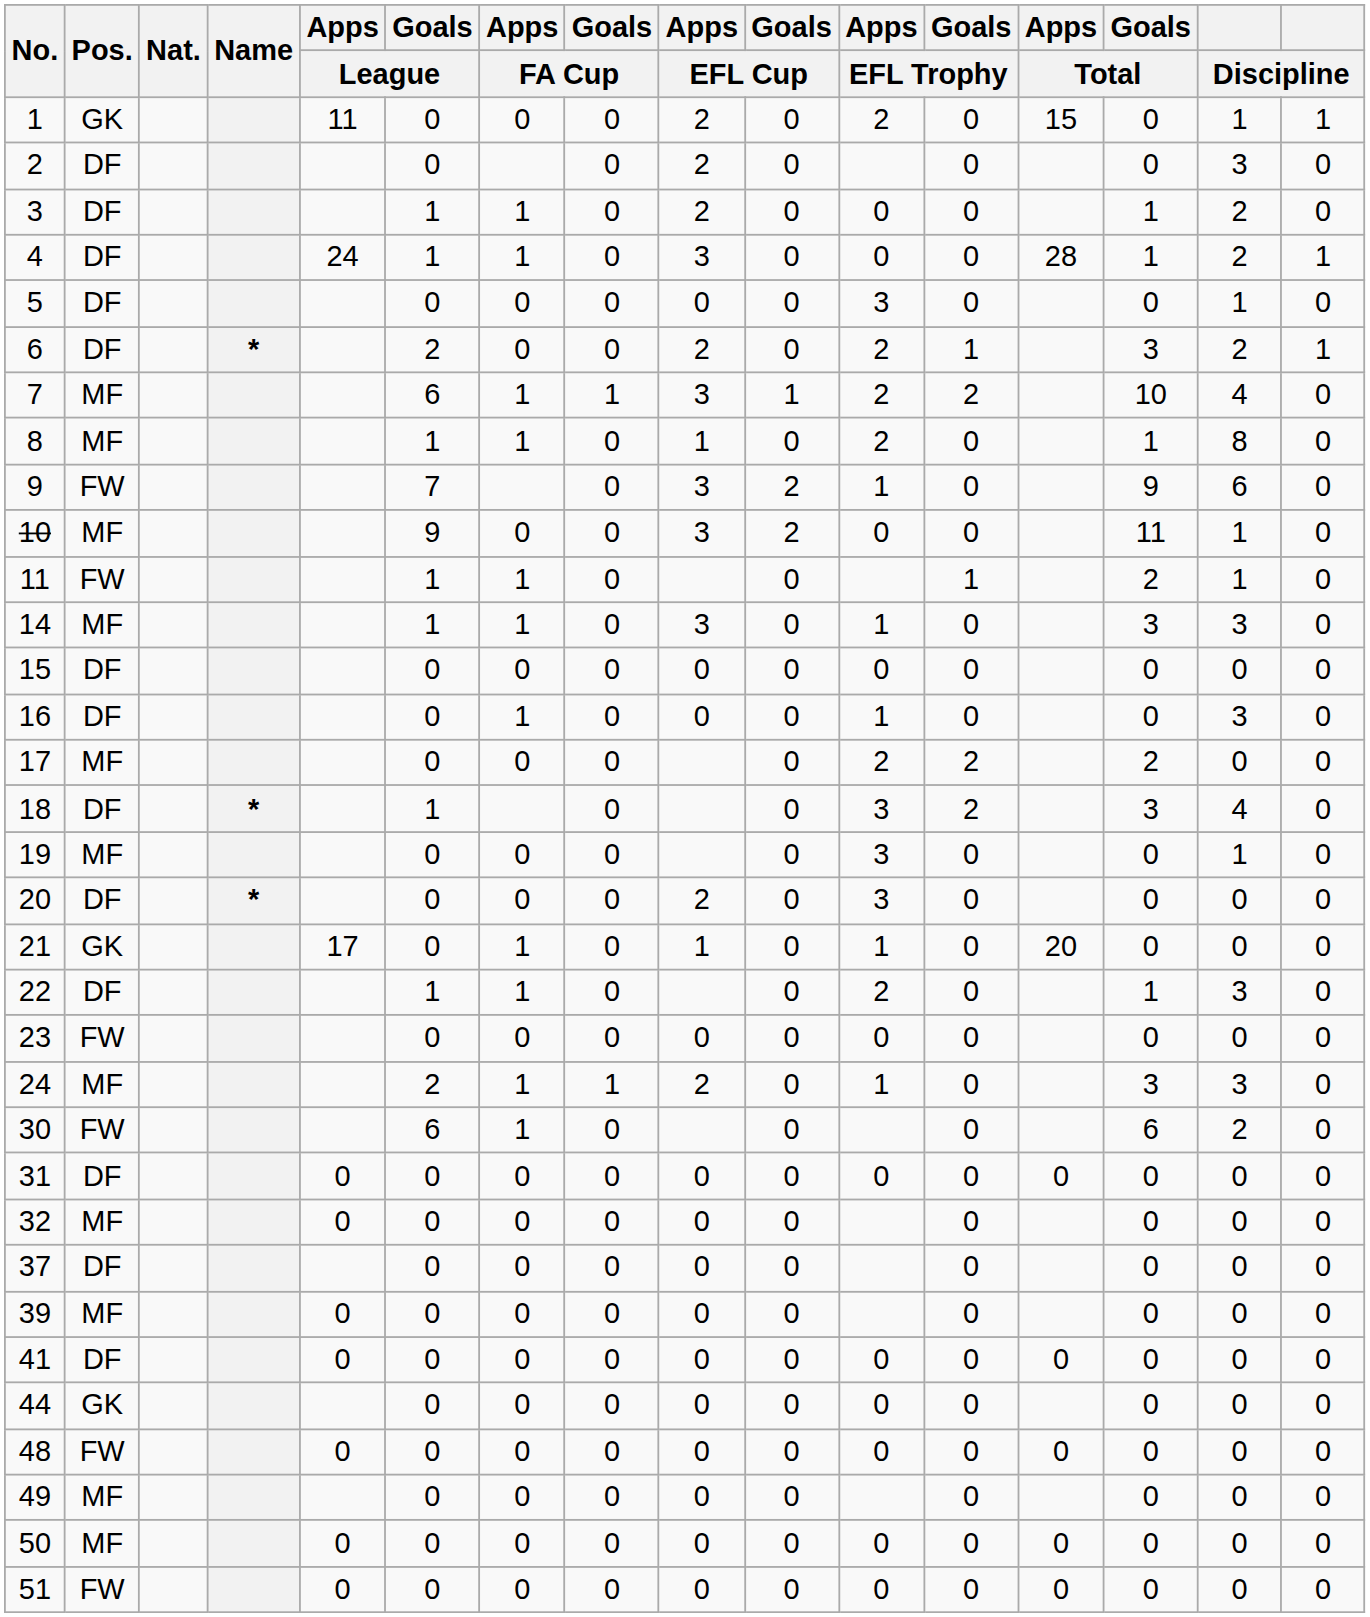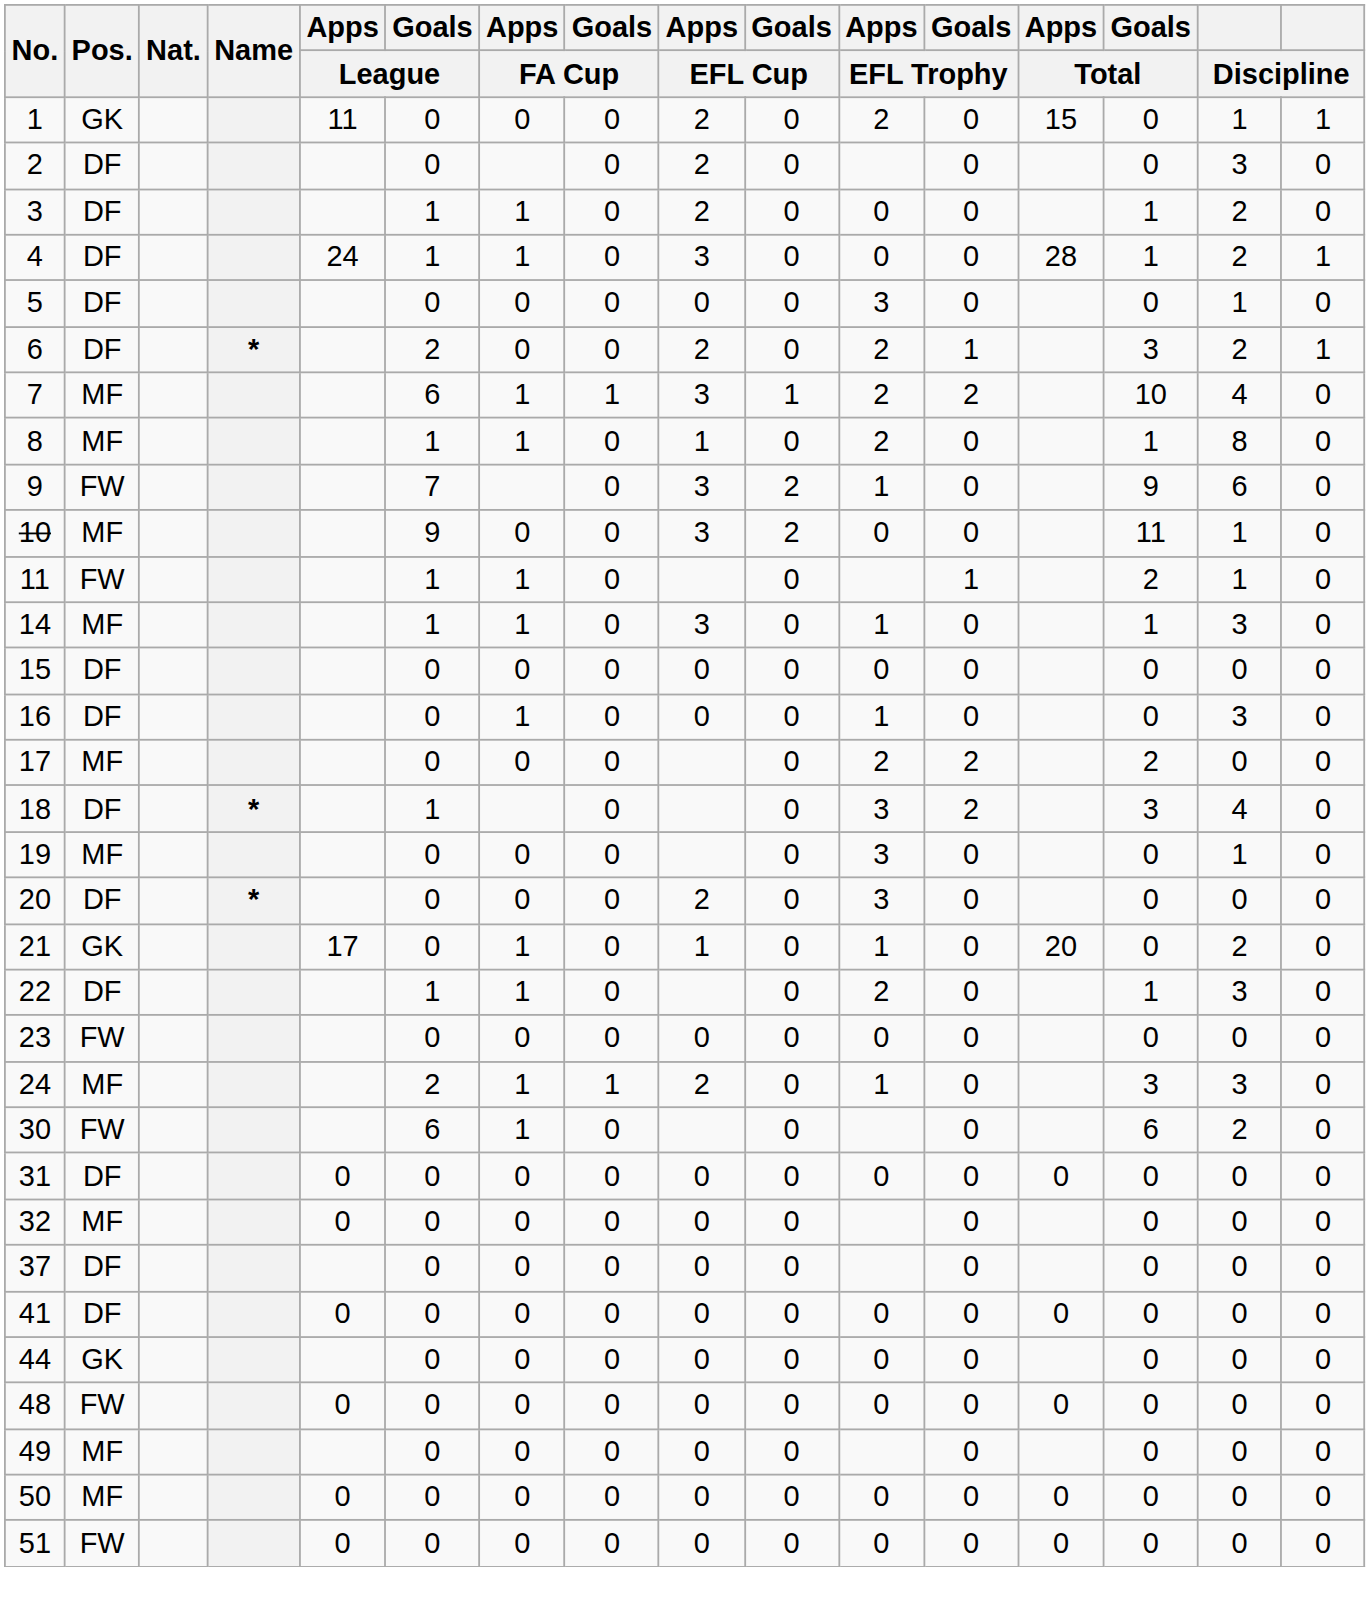(1151, 624) 3 -> (1151, 624) 1
(1239, 946) 0 -> (1239, 946) 2
- row: (35, 1313)
